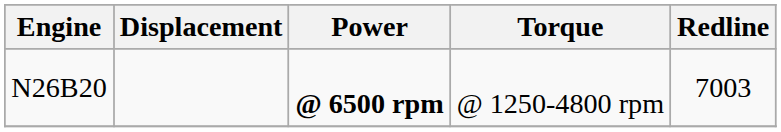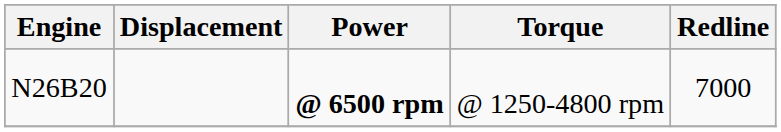(723, 87) 7003 -> (723, 87) 7000
